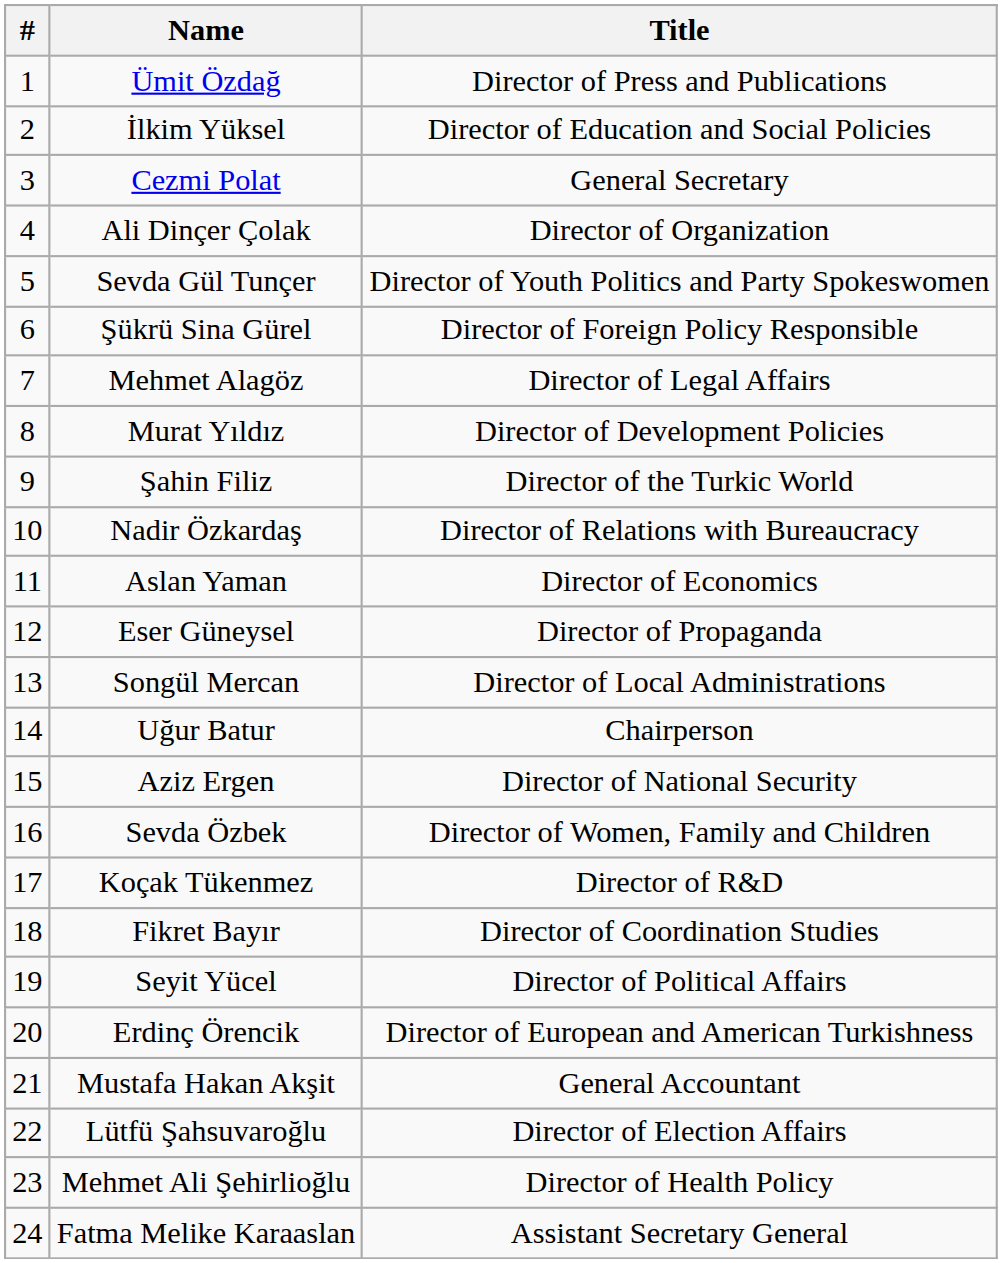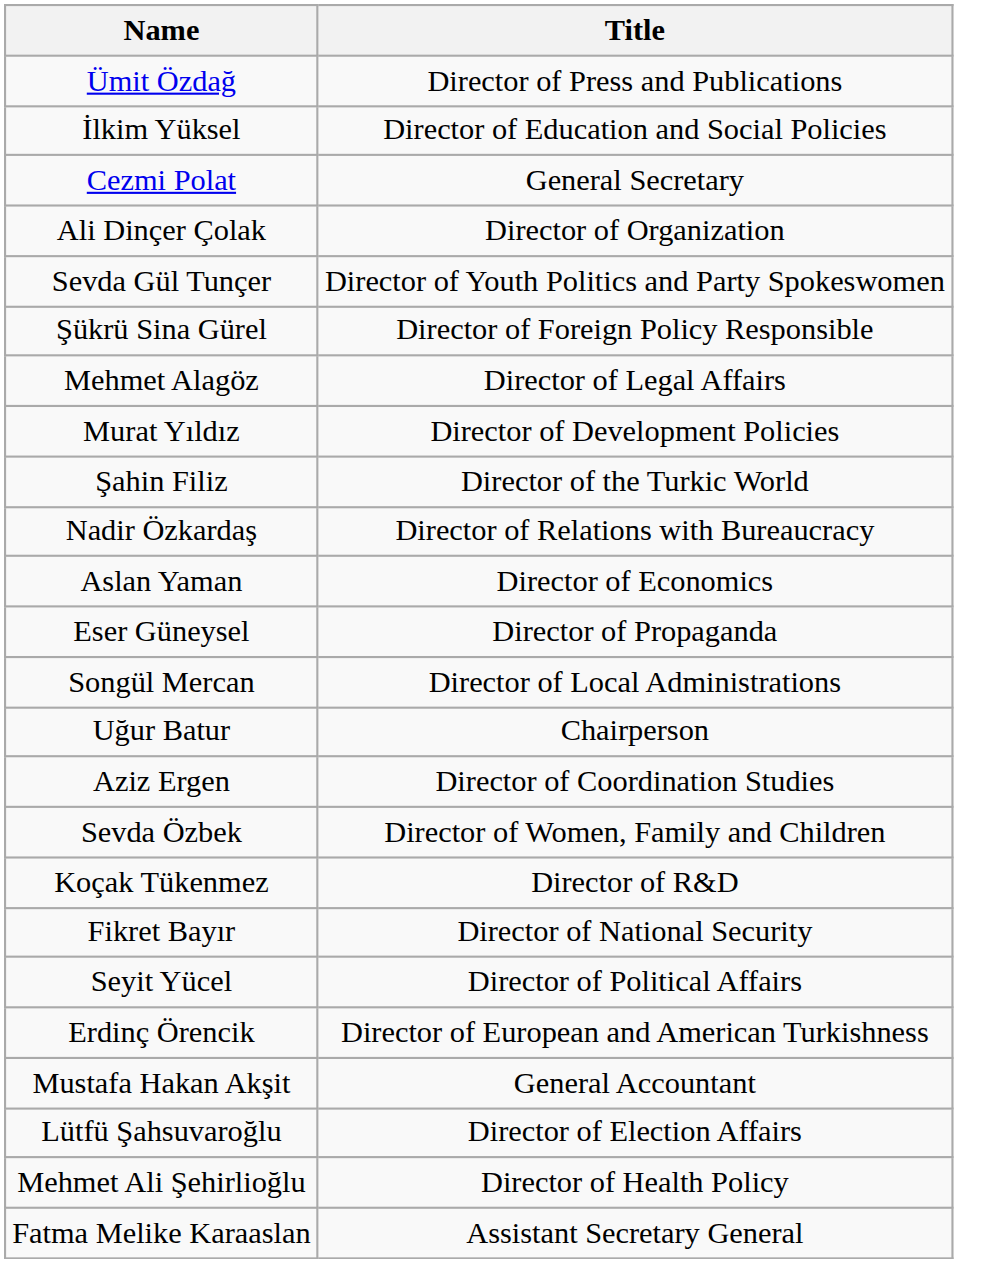- column: (27, 29)
(679, 781) Director of National Security -> (635, 781) Director of Coordination Studies
(679, 931) Director of Coordination Studies -> (635, 931) Director of National Security
